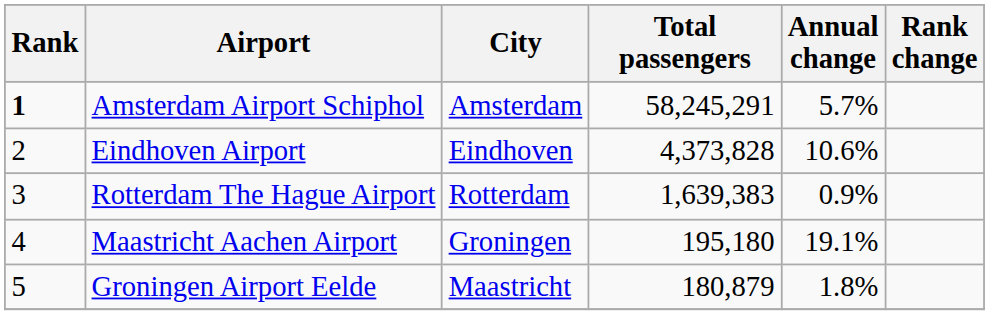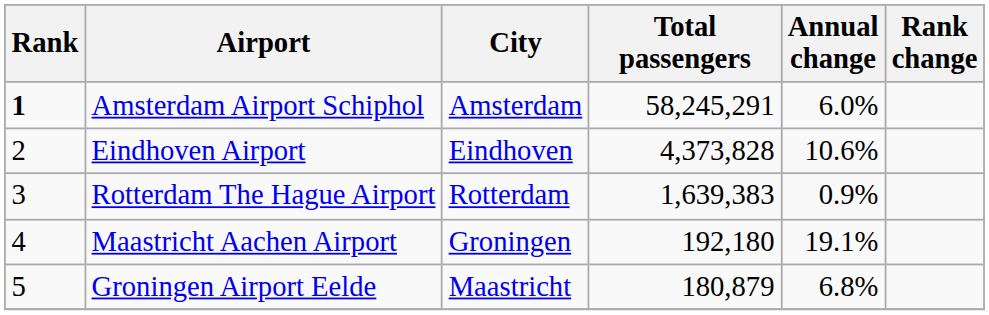(849, 104) 5.7% -> (849, 104) 6.0%
(728, 241) 195,180 -> (728, 241) 192,180
(849, 286) 1.8% -> (849, 286) 6.8%
